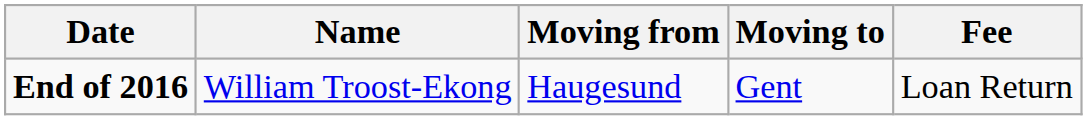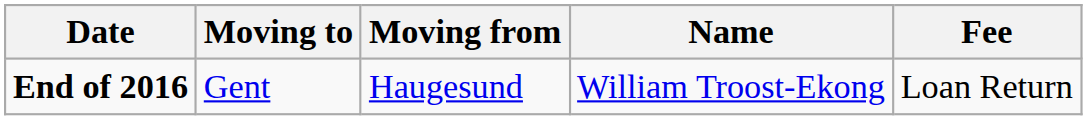columns swapped: (358, 31) <-> (810, 31)
